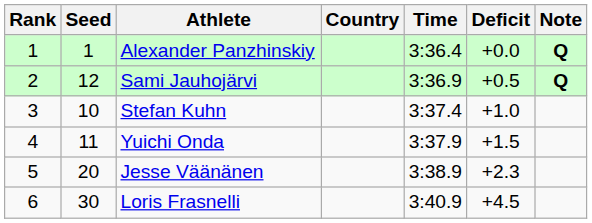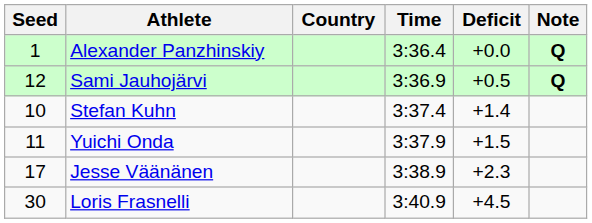- column: (33, 19)
(501, 111) +1.0 -> (492, 111) +1.4
(88, 171) 20 -> (35, 171) 17
